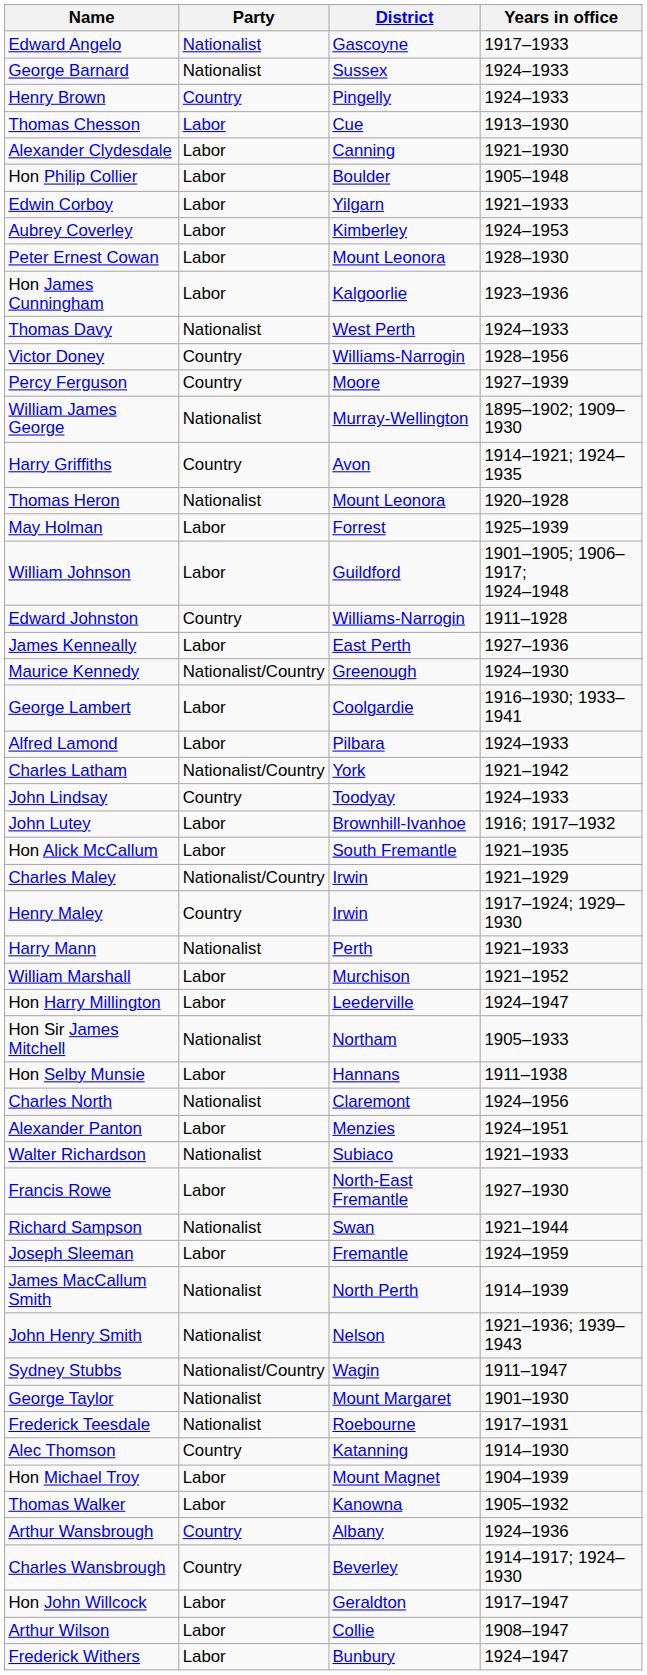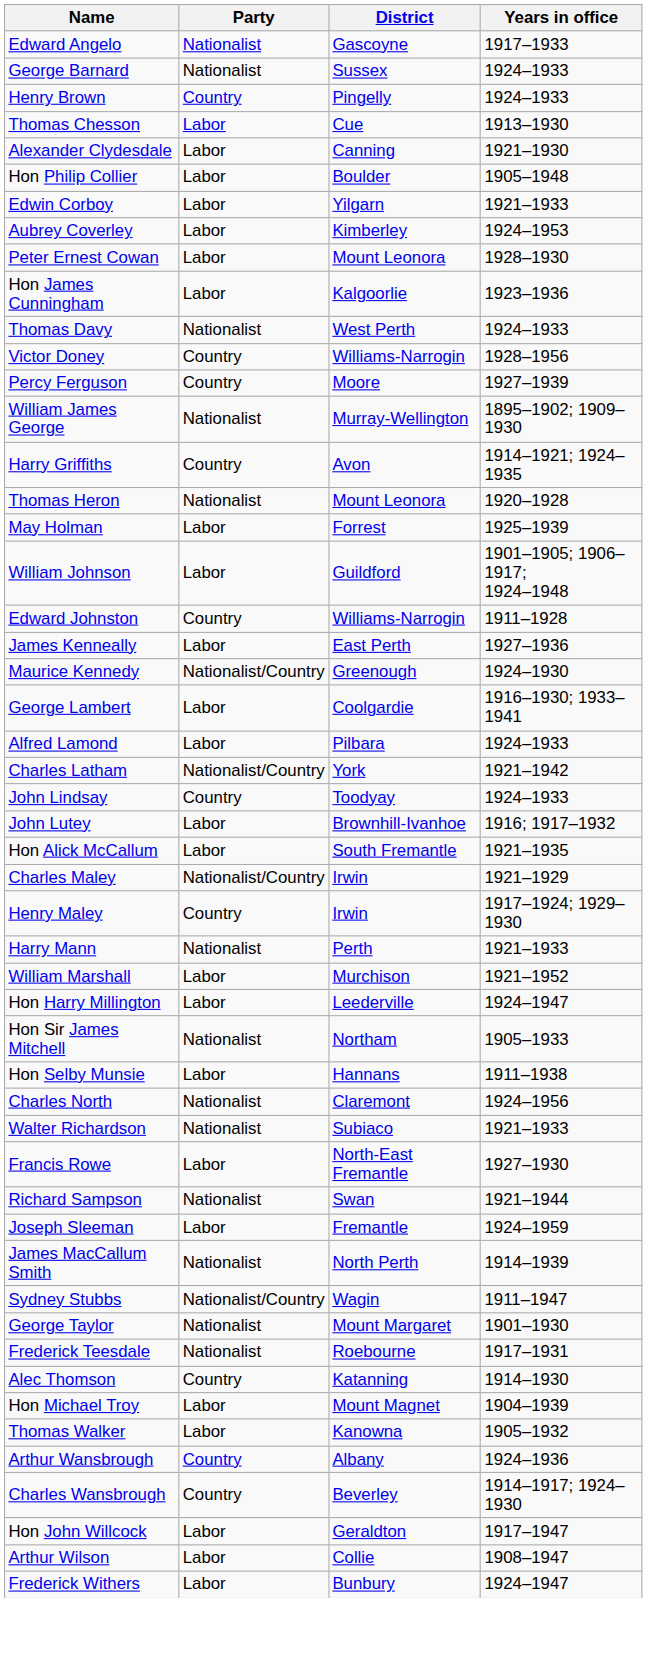- row: (75, 1128)
- row: (75, 1335)
